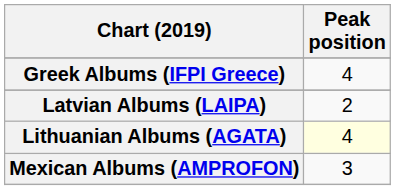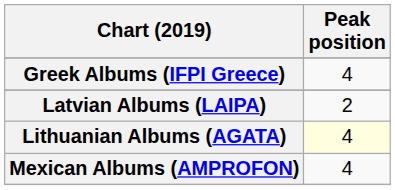(347, 168) 3 -> (347, 168) 4
